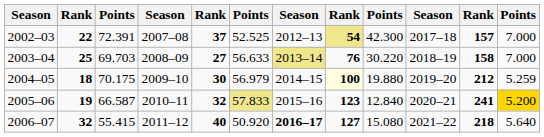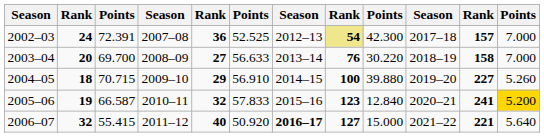(85, 36) 22 -> (85, 36) 24
(219, 36) 37 -> (219, 36) 36
(85, 57) 25 -> (85, 57) 20
(117, 57) 69.703 -> (117, 57) 69.700
(299, 57) khaki background -> (299, 57) no background
(117, 79) 70.175 -> (117, 79) 70.715
(219, 79) 30 -> (219, 79) 29
(251, 79) 56.979 -> (251, 79) 56.910
(350, 79) lightyellow background -> (350, 79) no background
(385, 79) 19.880 -> (385, 79) 39.880
(484, 79) 212 -> (484, 79) 227
(521, 79) 5.259 -> (521, 79) 5.260
(251, 100) khaki background -> (251, 100) no background
(385, 121) 15.080 -> (385, 121) 15.000
(484, 121) 218 -> (484, 121) 221
